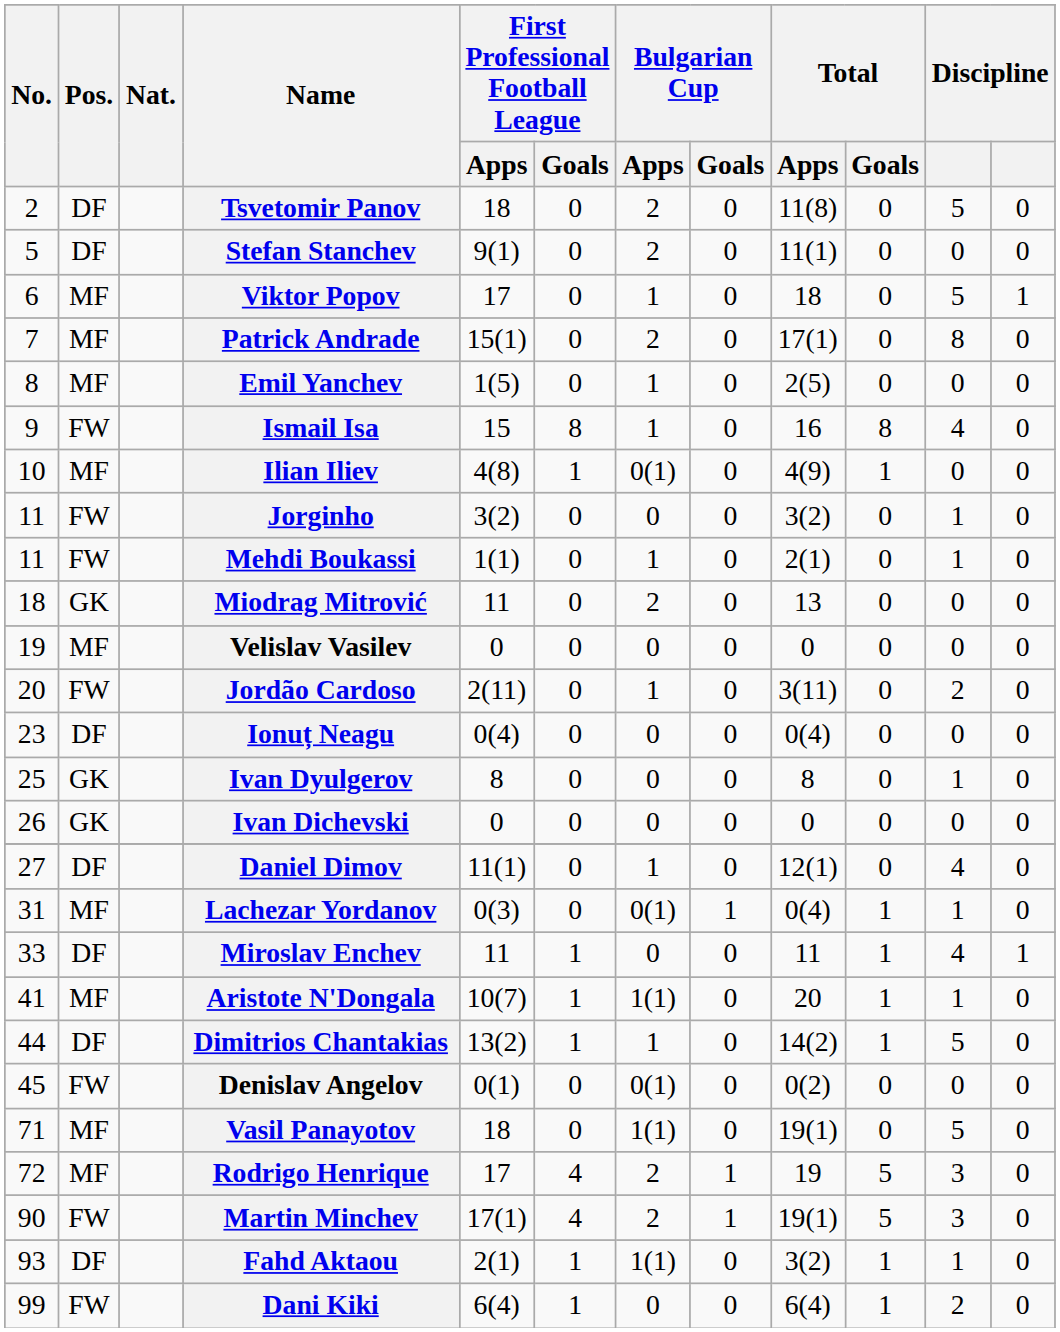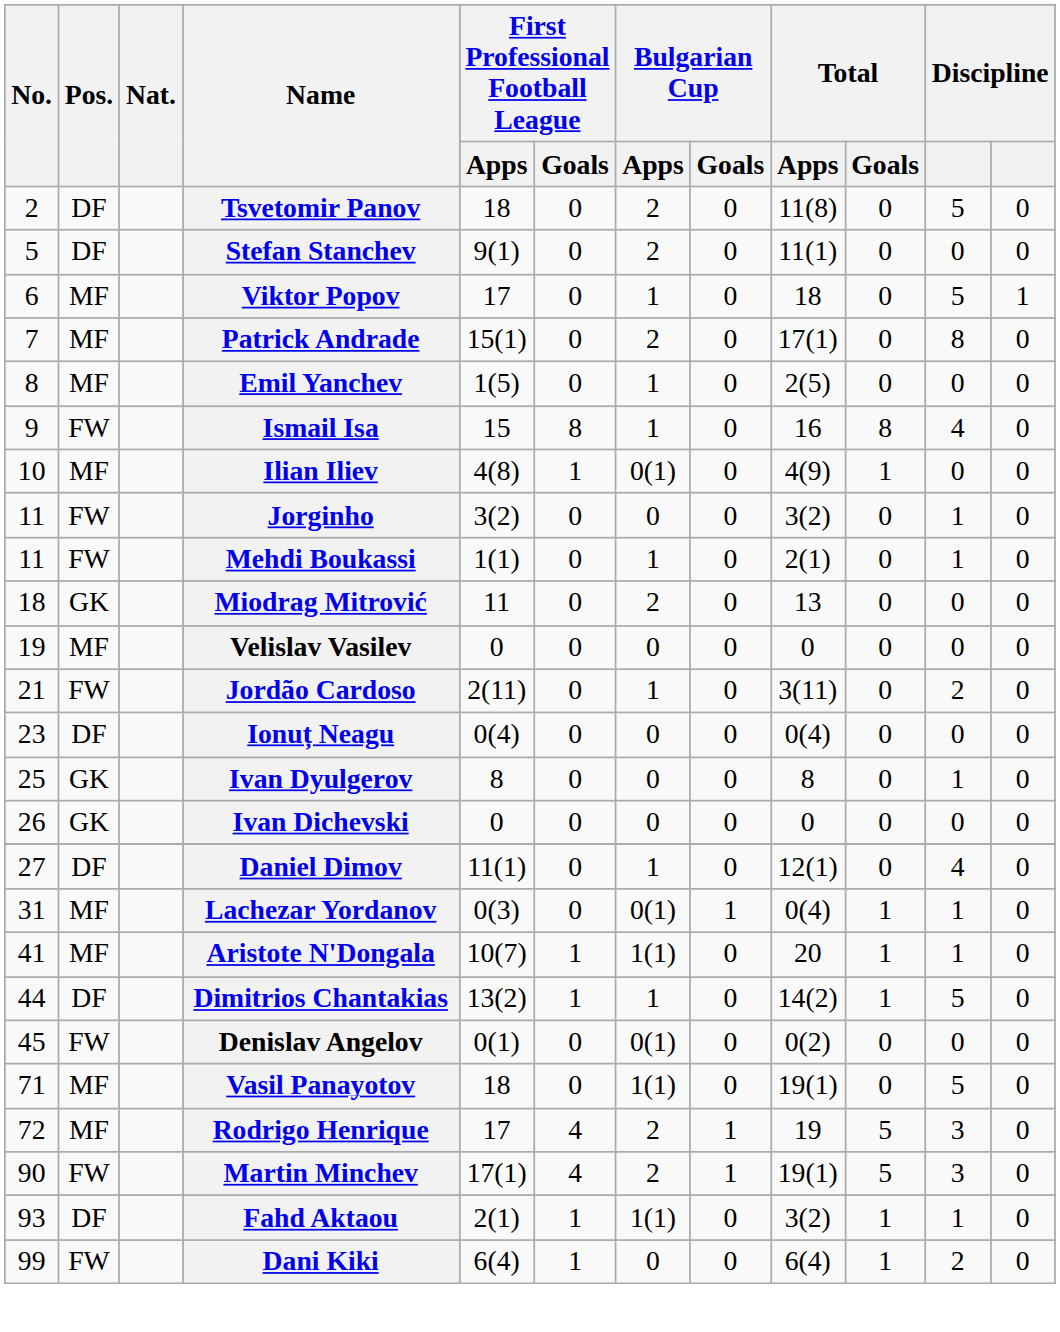(32, 690) 20 -> (32, 690) 21
- row: (321, 953)
